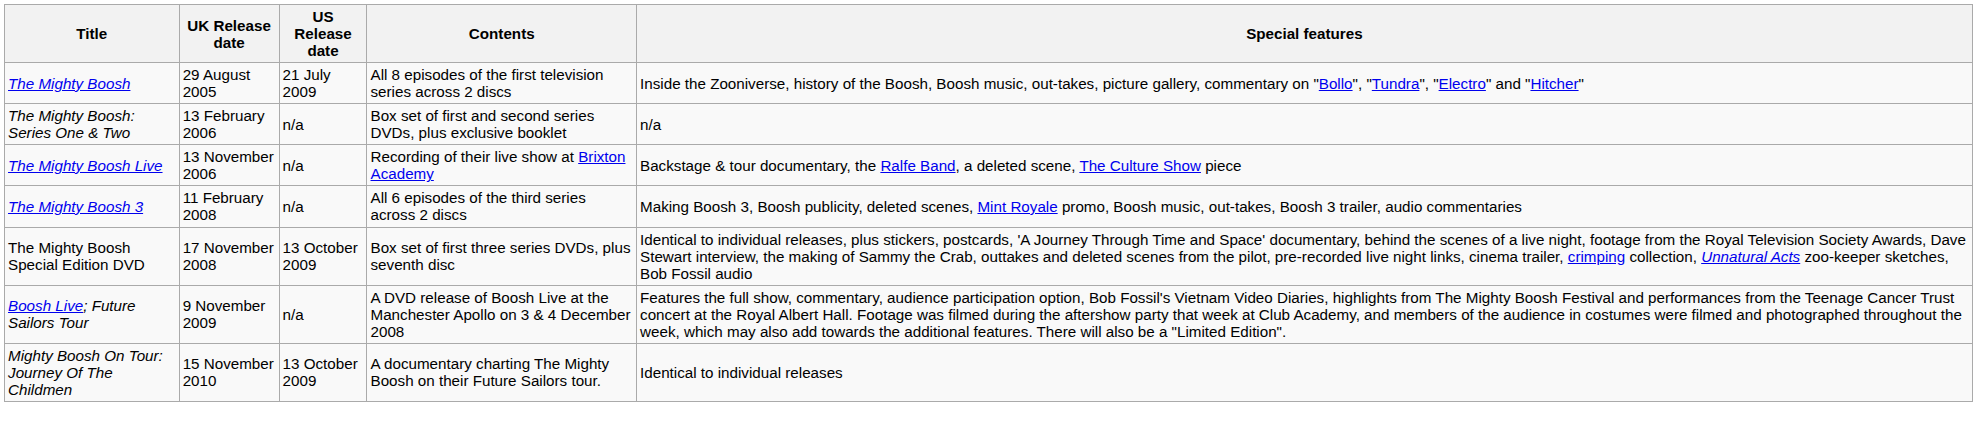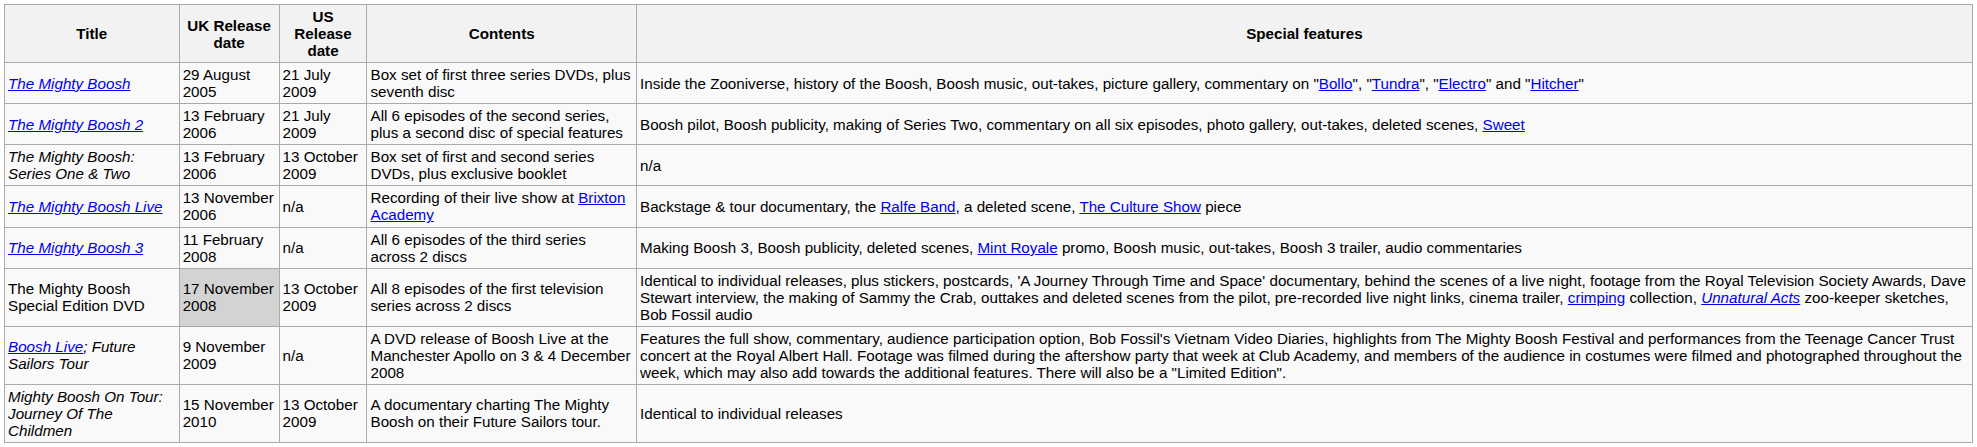(487, 83) All 8 episodes of the first television series across 2 discs -> (500, 83) Box set of first three series DVDs, plus seventh disc
+ row: (76, 124)
(293, 124) n/a -> (320, 165) 13 October 2009
(228, 256) no background -> (228, 297) lightgrey background
(500, 256) Box set of first three series DVDs, plus seventh disc -> (487, 297) All 8 episodes of the first television series across 2 discs
